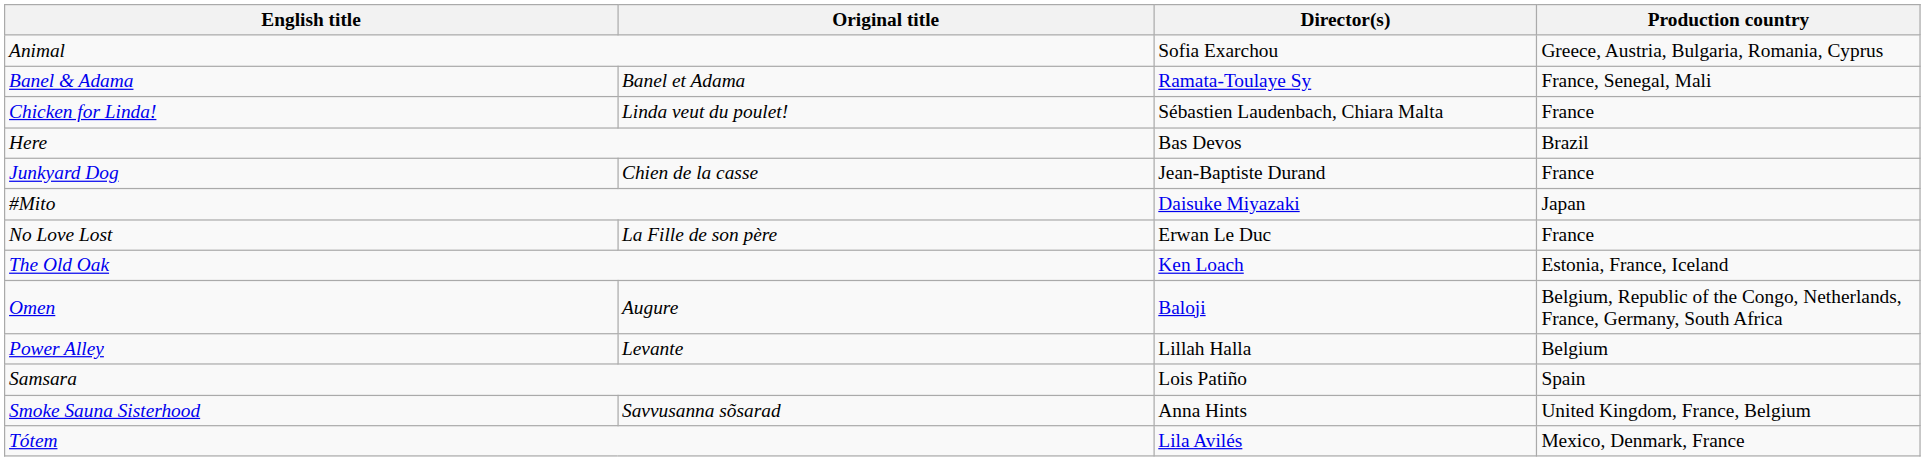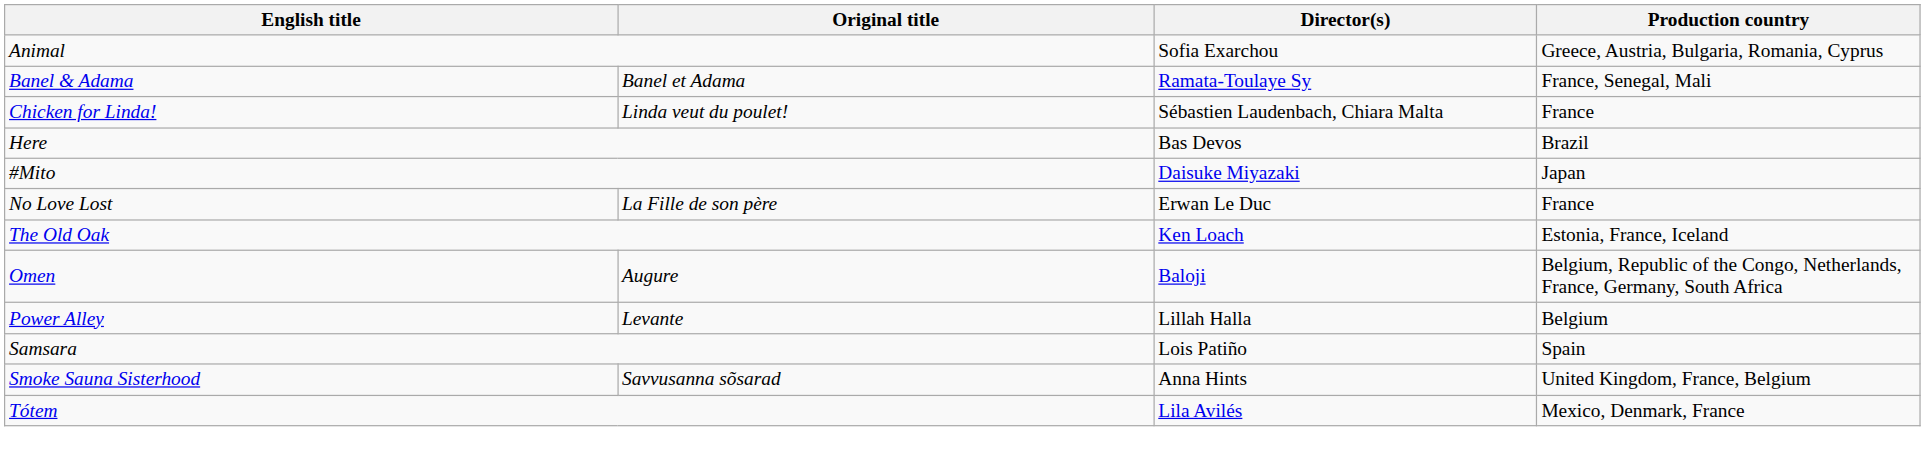- row: (64, 173)
